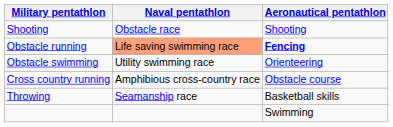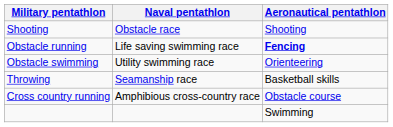(177, 46) lightsalmon background -> (177, 46) no background
rows swapped: (28, 96) <-> (58, 79)
